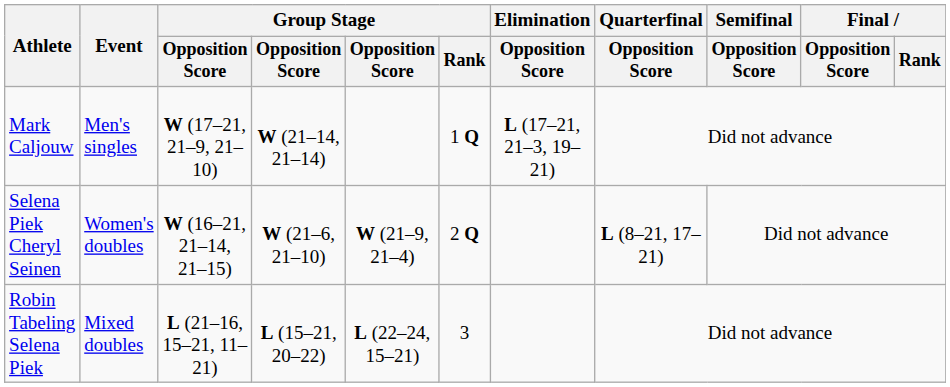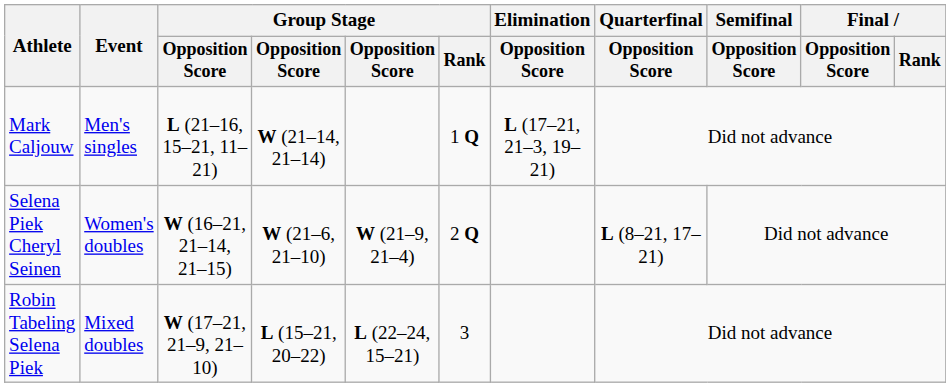(205, 147) W (17–21, 21–9, 21–10) -> (205, 147) L (21–16, 15–21, 11–21)
(205, 344) L (21–16, 15–21, 11–21) -> (205, 344) W (17–21, 21–9, 21–10)
